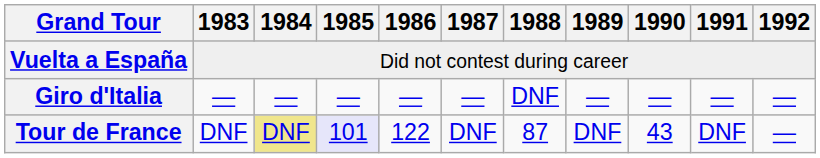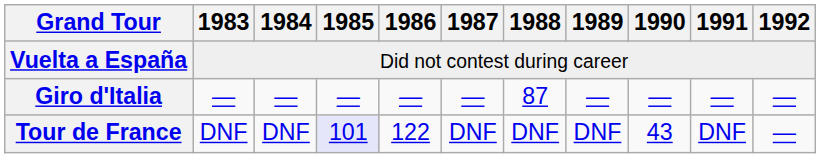(535, 96) DNF -> (535, 96) 87
(286, 133) khaki background -> (286, 133) no background
(535, 133) 87 -> (535, 133) DNF
